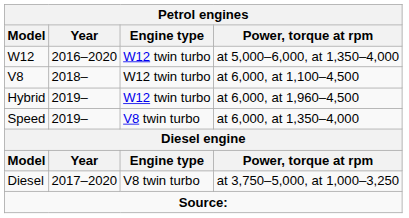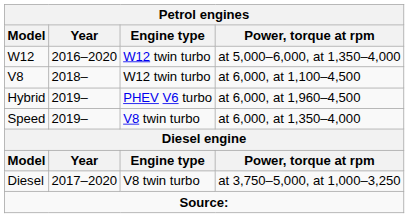(167, 98) W12 twin turbo -> (168, 98) PHEV V6 turbo
